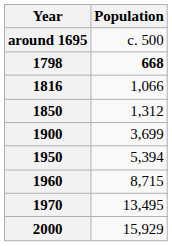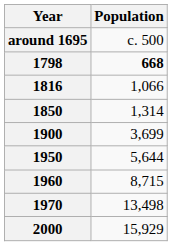(147, 110) 1,312 -> (147, 110) 1,314
(147, 157) 5,394 -> (147, 157) 5,644
(143, 205) 13,495 -> (143, 205) 13,498
